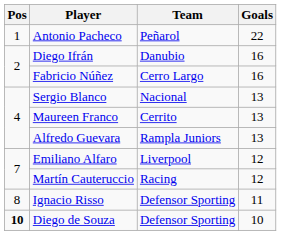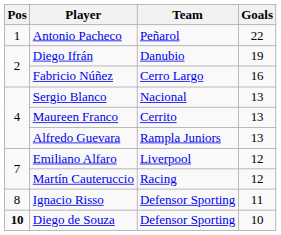(257, 55) 16 -> (257, 55) 19
